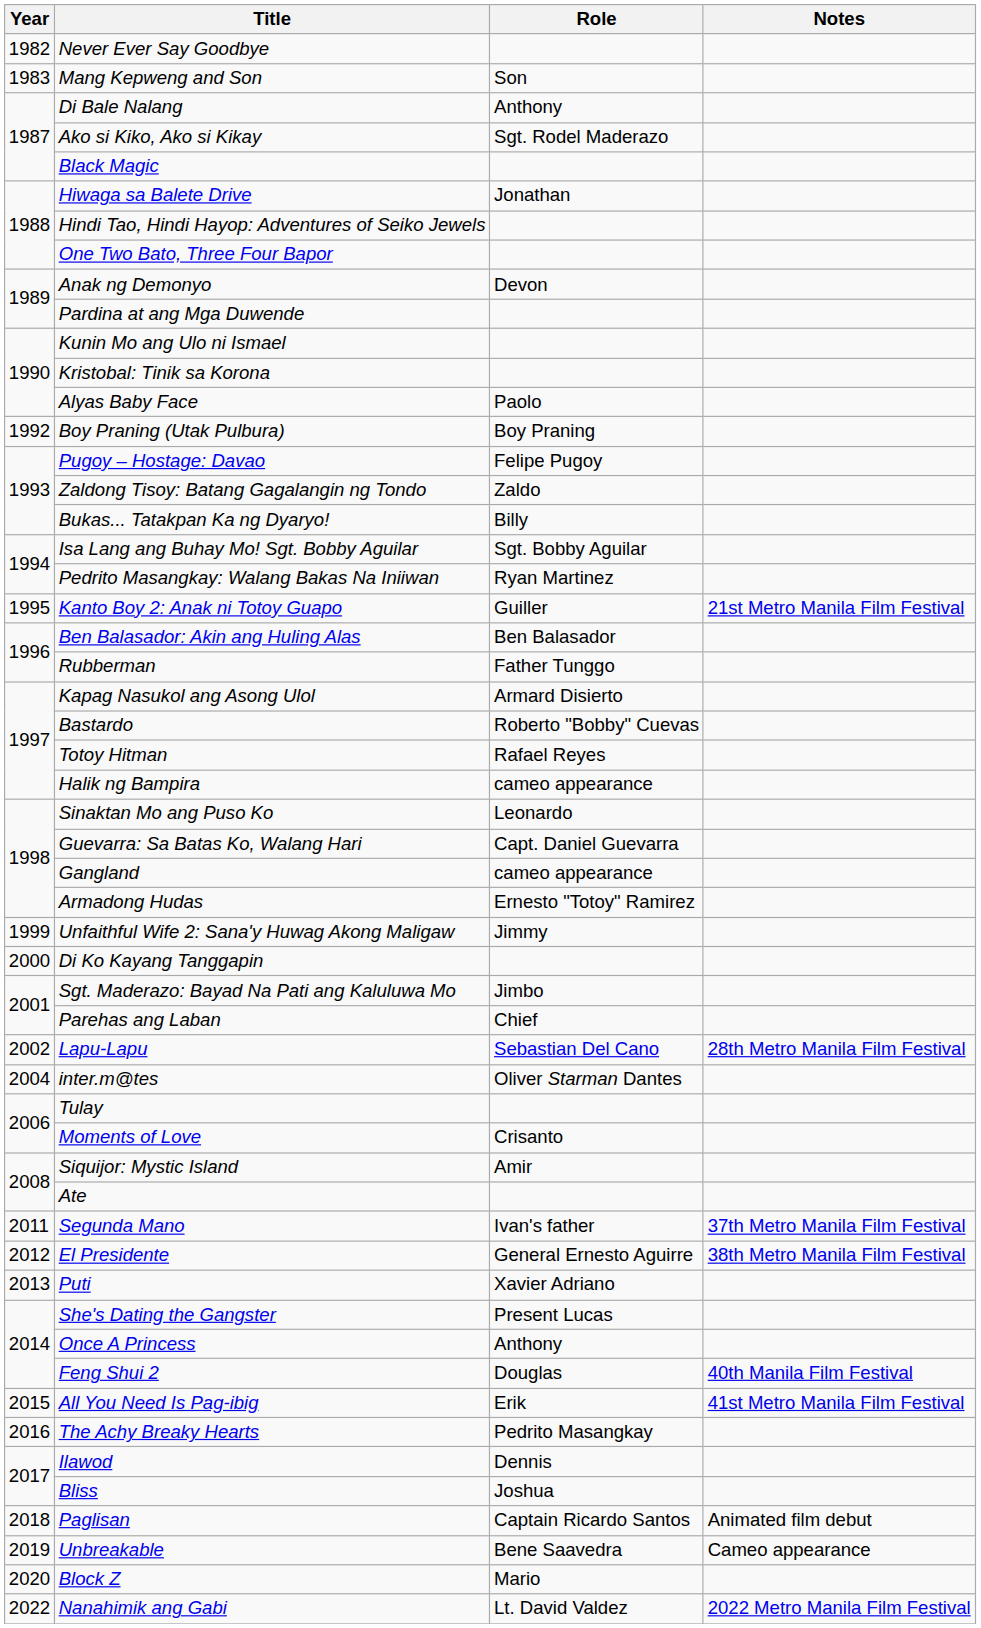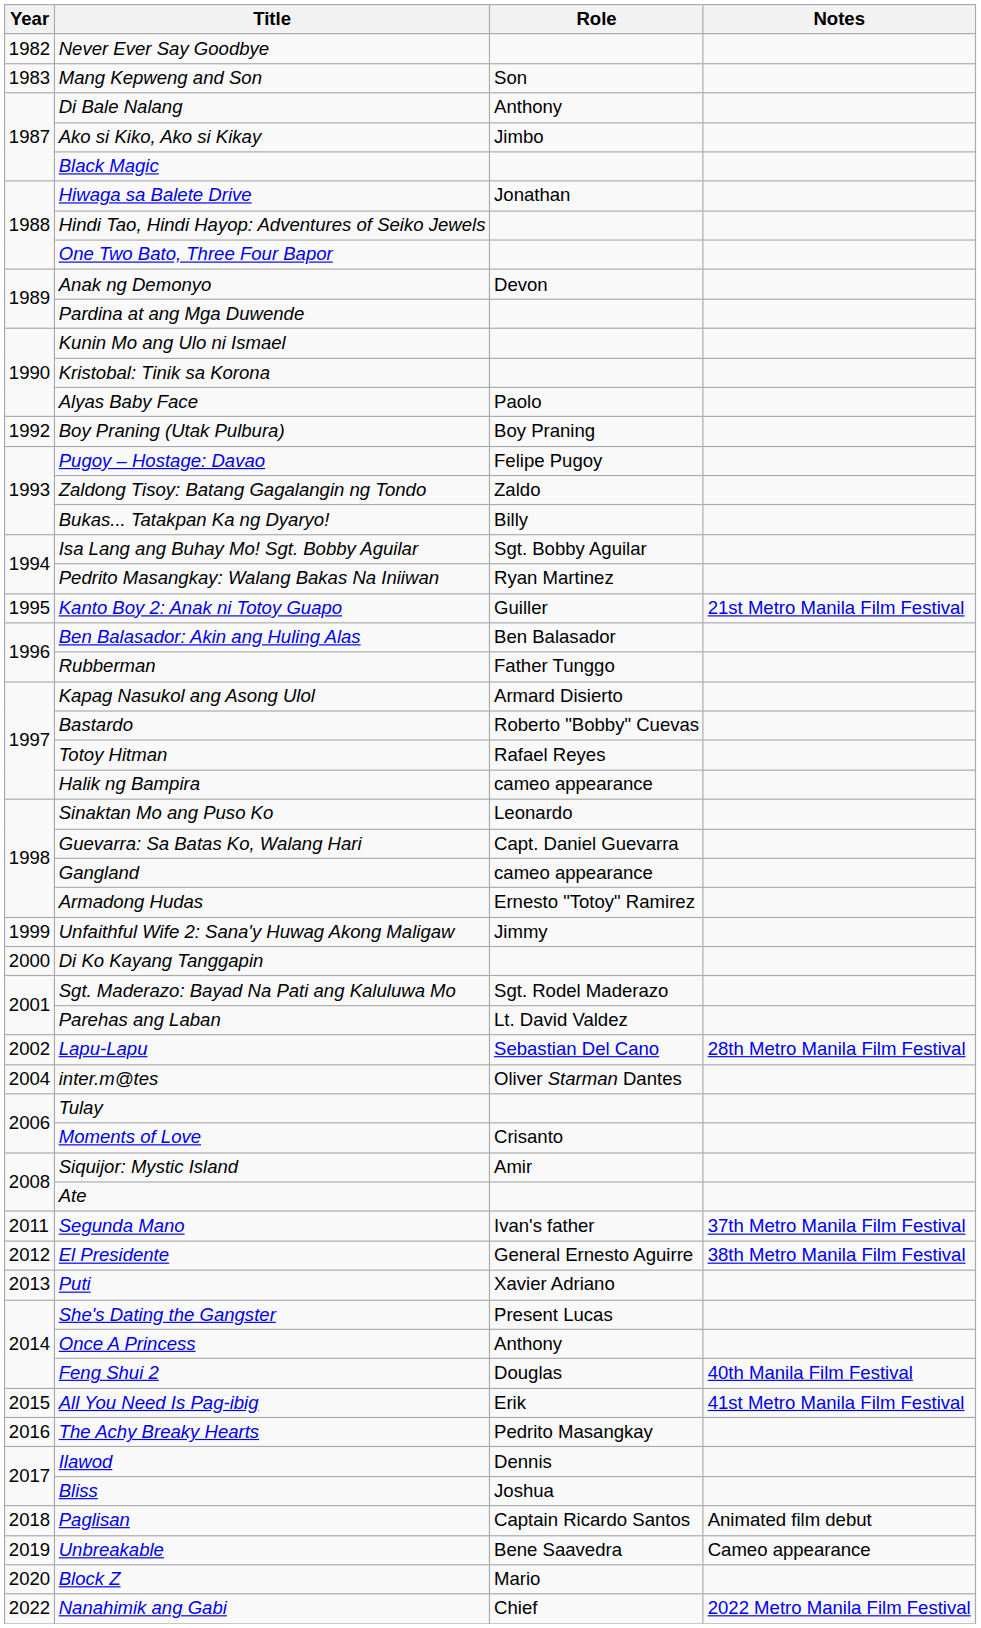(581, 136) Sgt. Rodel Maderazo -> (519, 136) Jimbo
(519, 990) Jimbo -> (581, 990) Sgt. Rodel Maderazo
(516, 1020) Chief -> (561, 1020) Lt. David Valdez
(561, 1608) Lt. David Valdez -> (516, 1608) Chief
